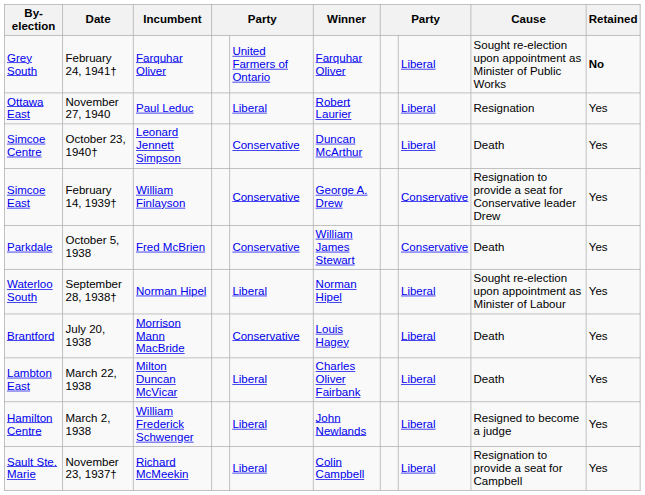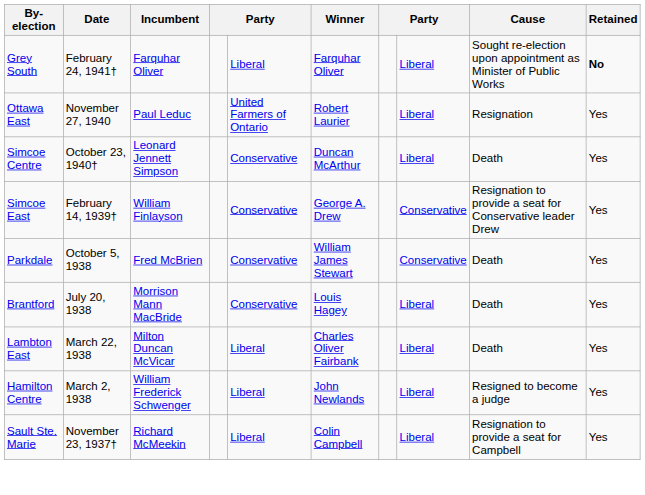(260, 64) United Farmers of Ontario -> (247, 64) Liberal
(250, 108) Liberal -> (258, 114) United Farmers of Ontario
- row: (30, 291)
